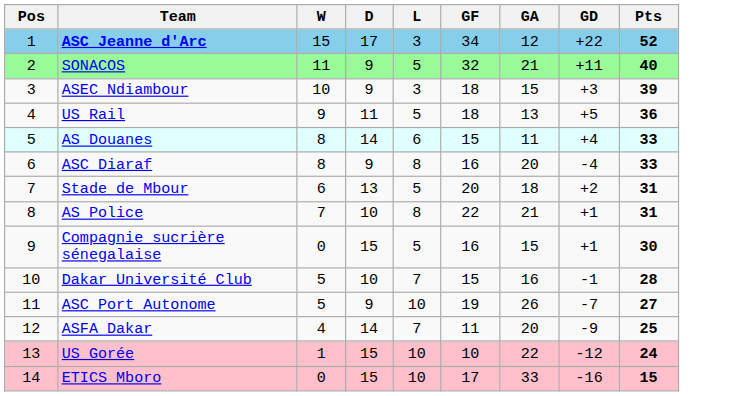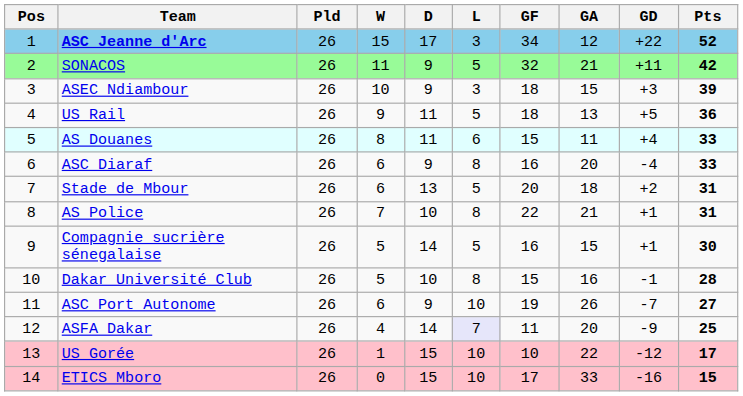+ column: (327, 17)
(648, 66) 40 -> (708, 66) 42
(369, 140) 14 -> (428, 140) 11
(321, 164) 8 -> (381, 164) 6
(321, 247) 0 -> (381, 247) 5
(369, 247) 15 -> (428, 247) 14
(417, 280) 7 -> (476, 280) 8
(321, 305) 5 -> (381, 305) 6
(417, 329) no background -> (476, 329) lavender background
(648, 354) 24 -> (708, 354) 17
